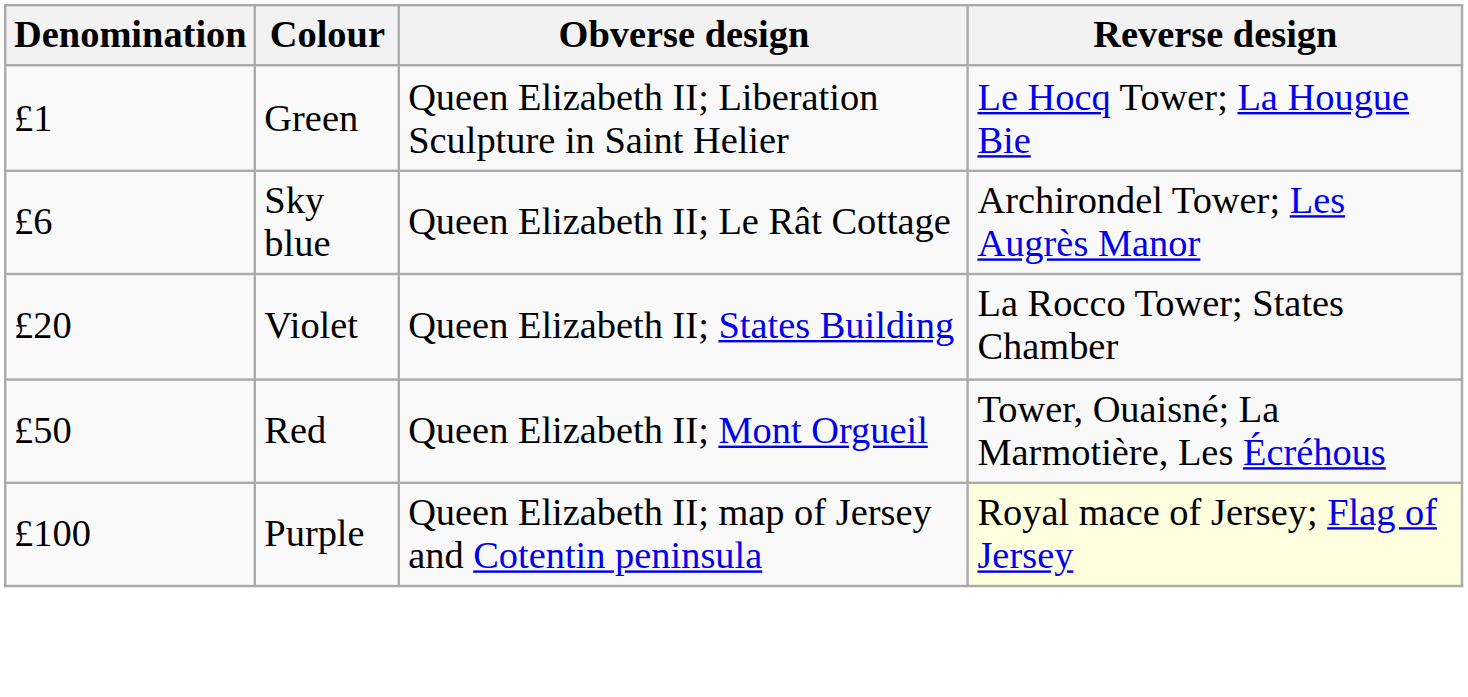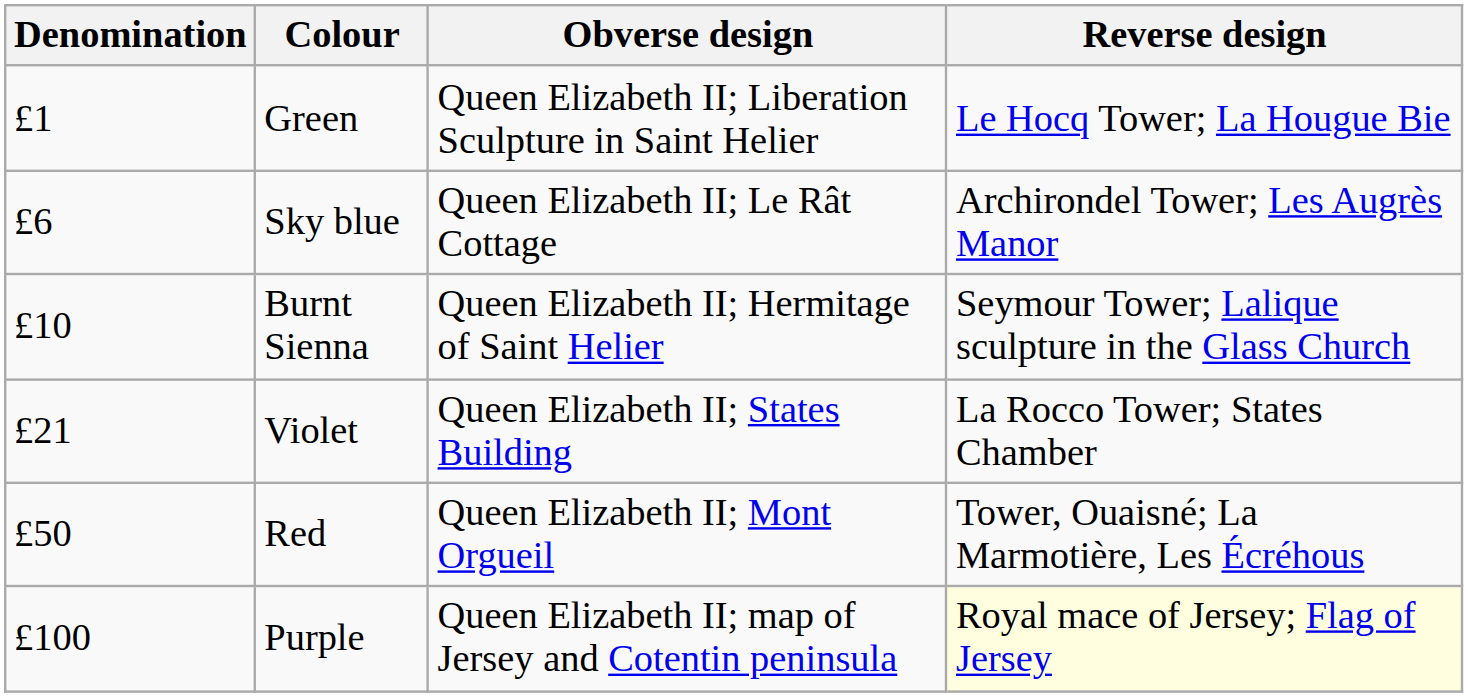+ row: (317, 325)
(43, 325) £20 -> (43, 429) £21
